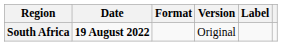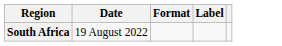- column: (217, 13)
(112, 31) bold -> (111, 31) normal
